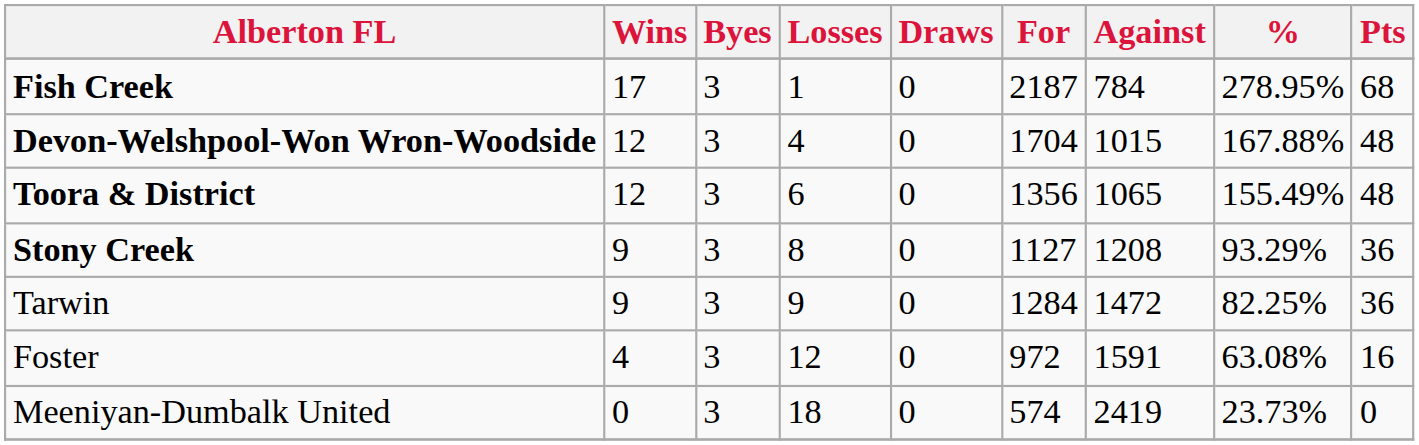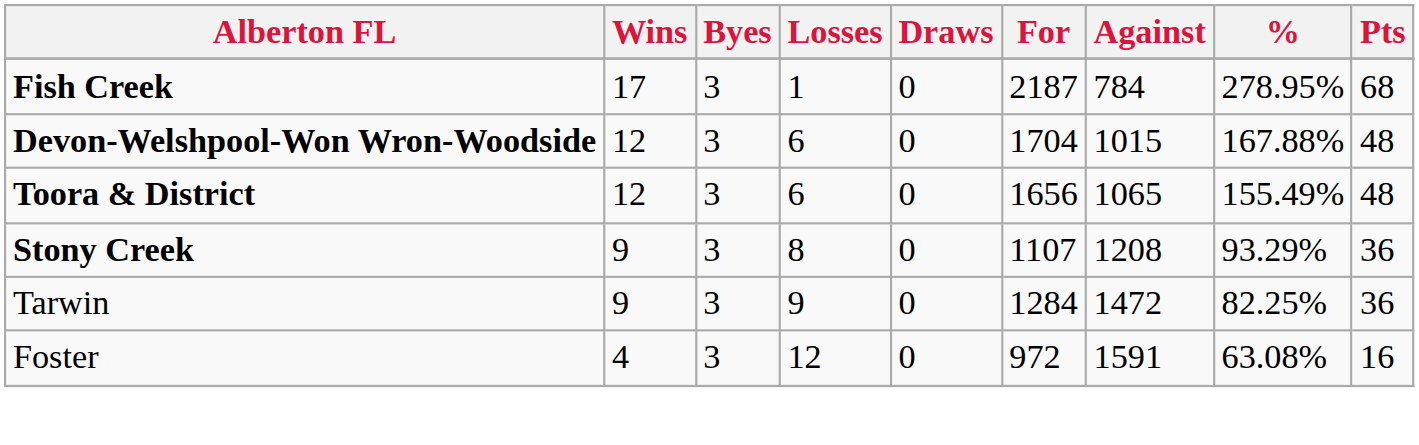(796, 140) 4 -> (796, 140) 6
(1044, 194) 1356 -> (1044, 194) 1656
(1043, 248) 1127 -> (1043, 248) 1107
- row: (202, 411)
